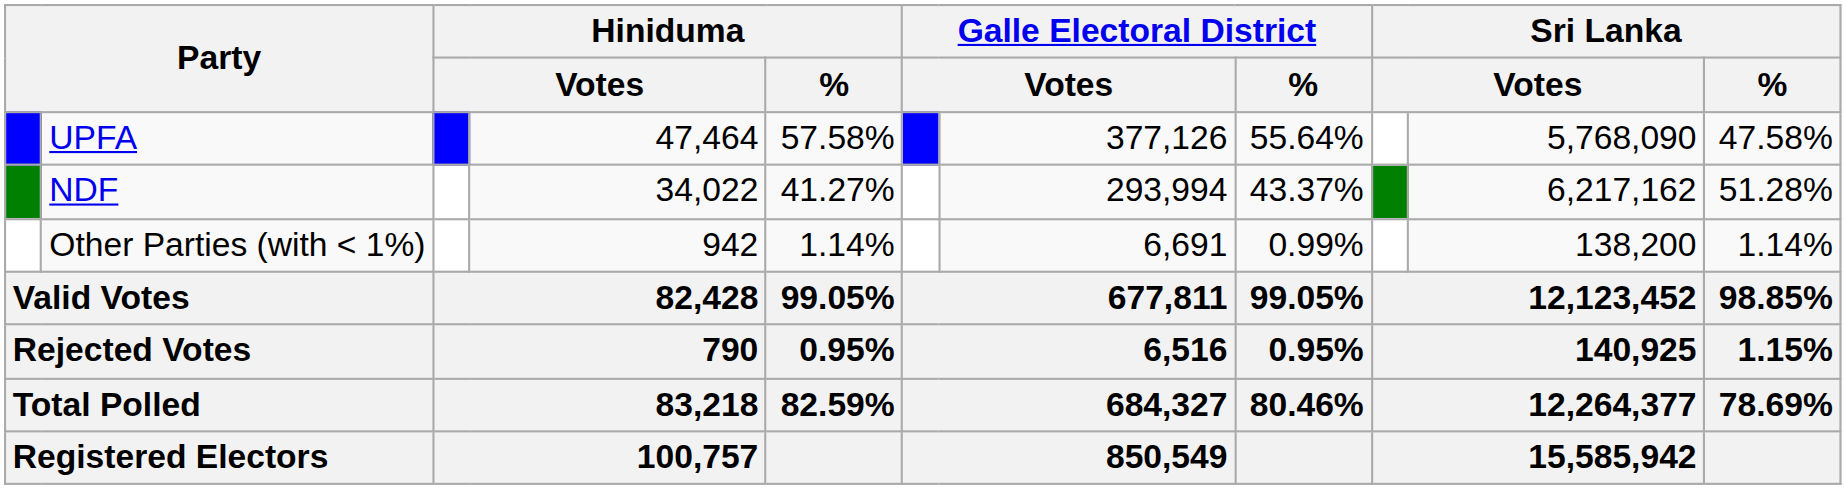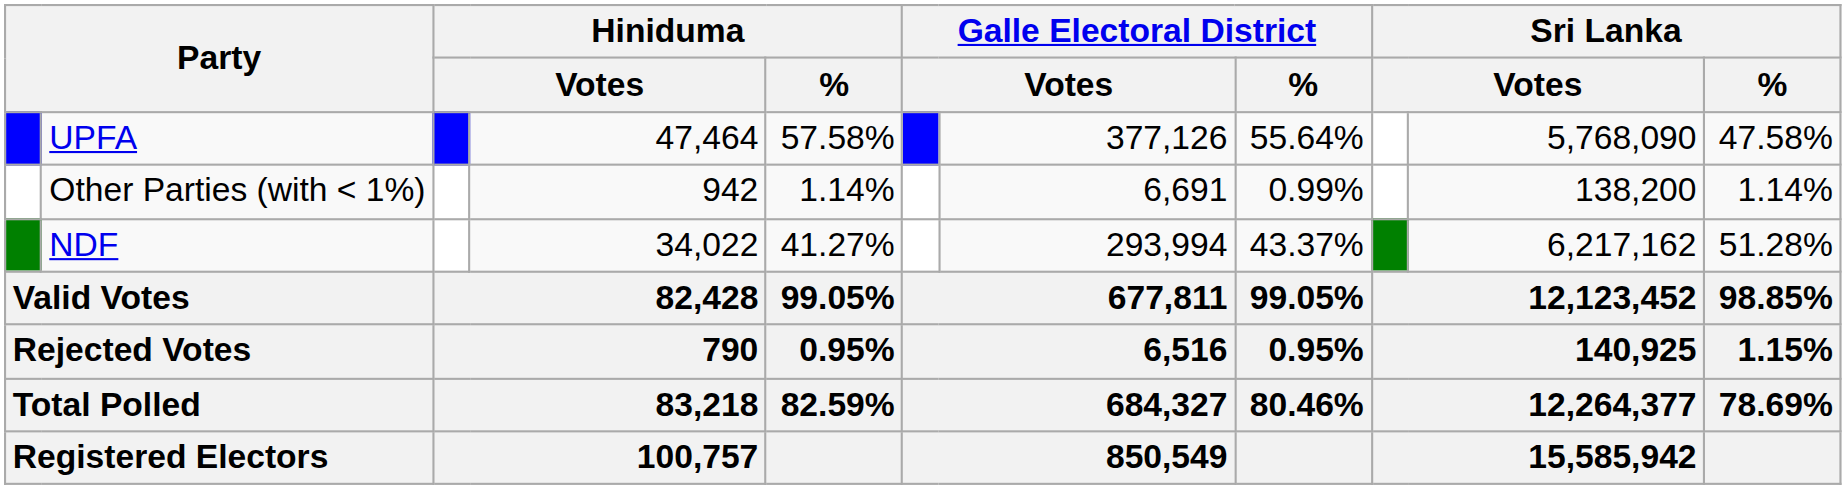rows swapped: (84, 191) <-> (237, 244)
